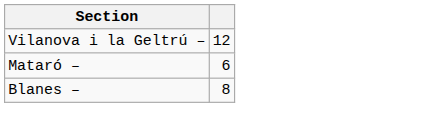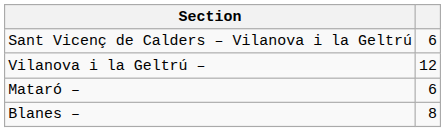+ row: (210, 41)
